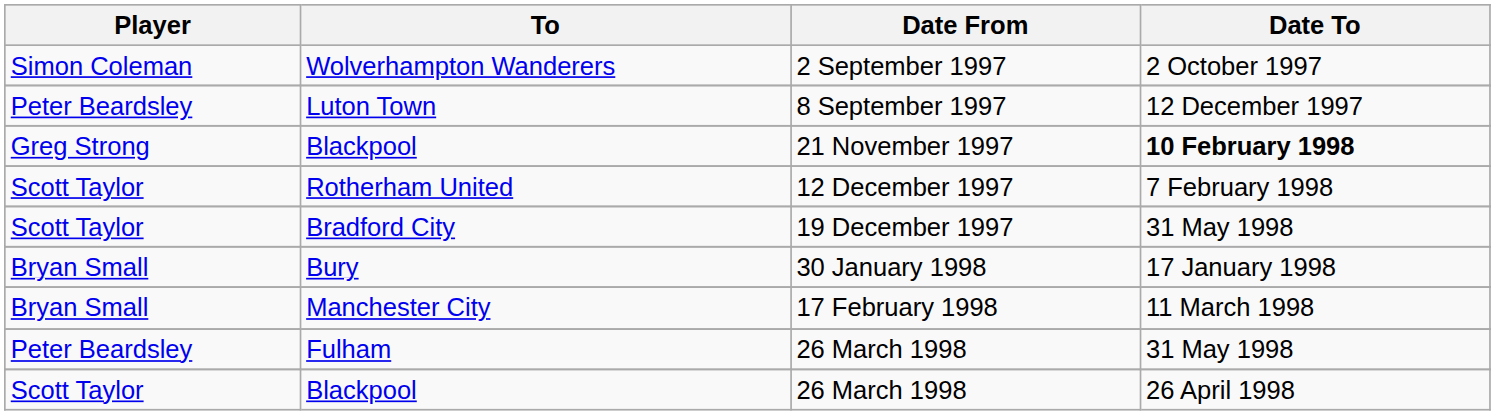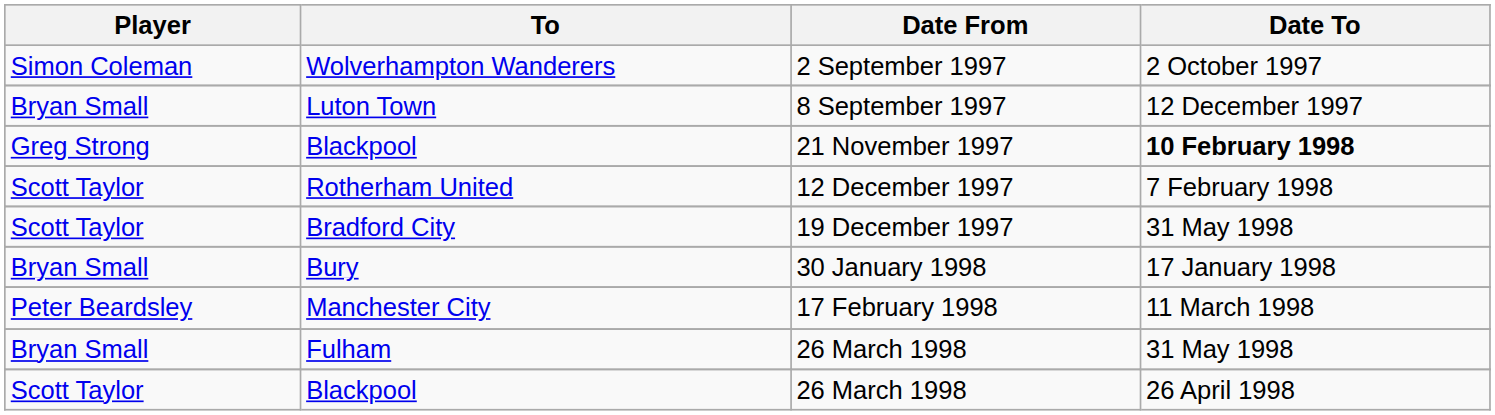(102, 106) Peter Beardsley -> (80, 106) Bryan Small
(80, 308) Bryan Small -> (102, 308) Peter Beardsley
(102, 349) Peter Beardsley -> (80, 349) Bryan Small
